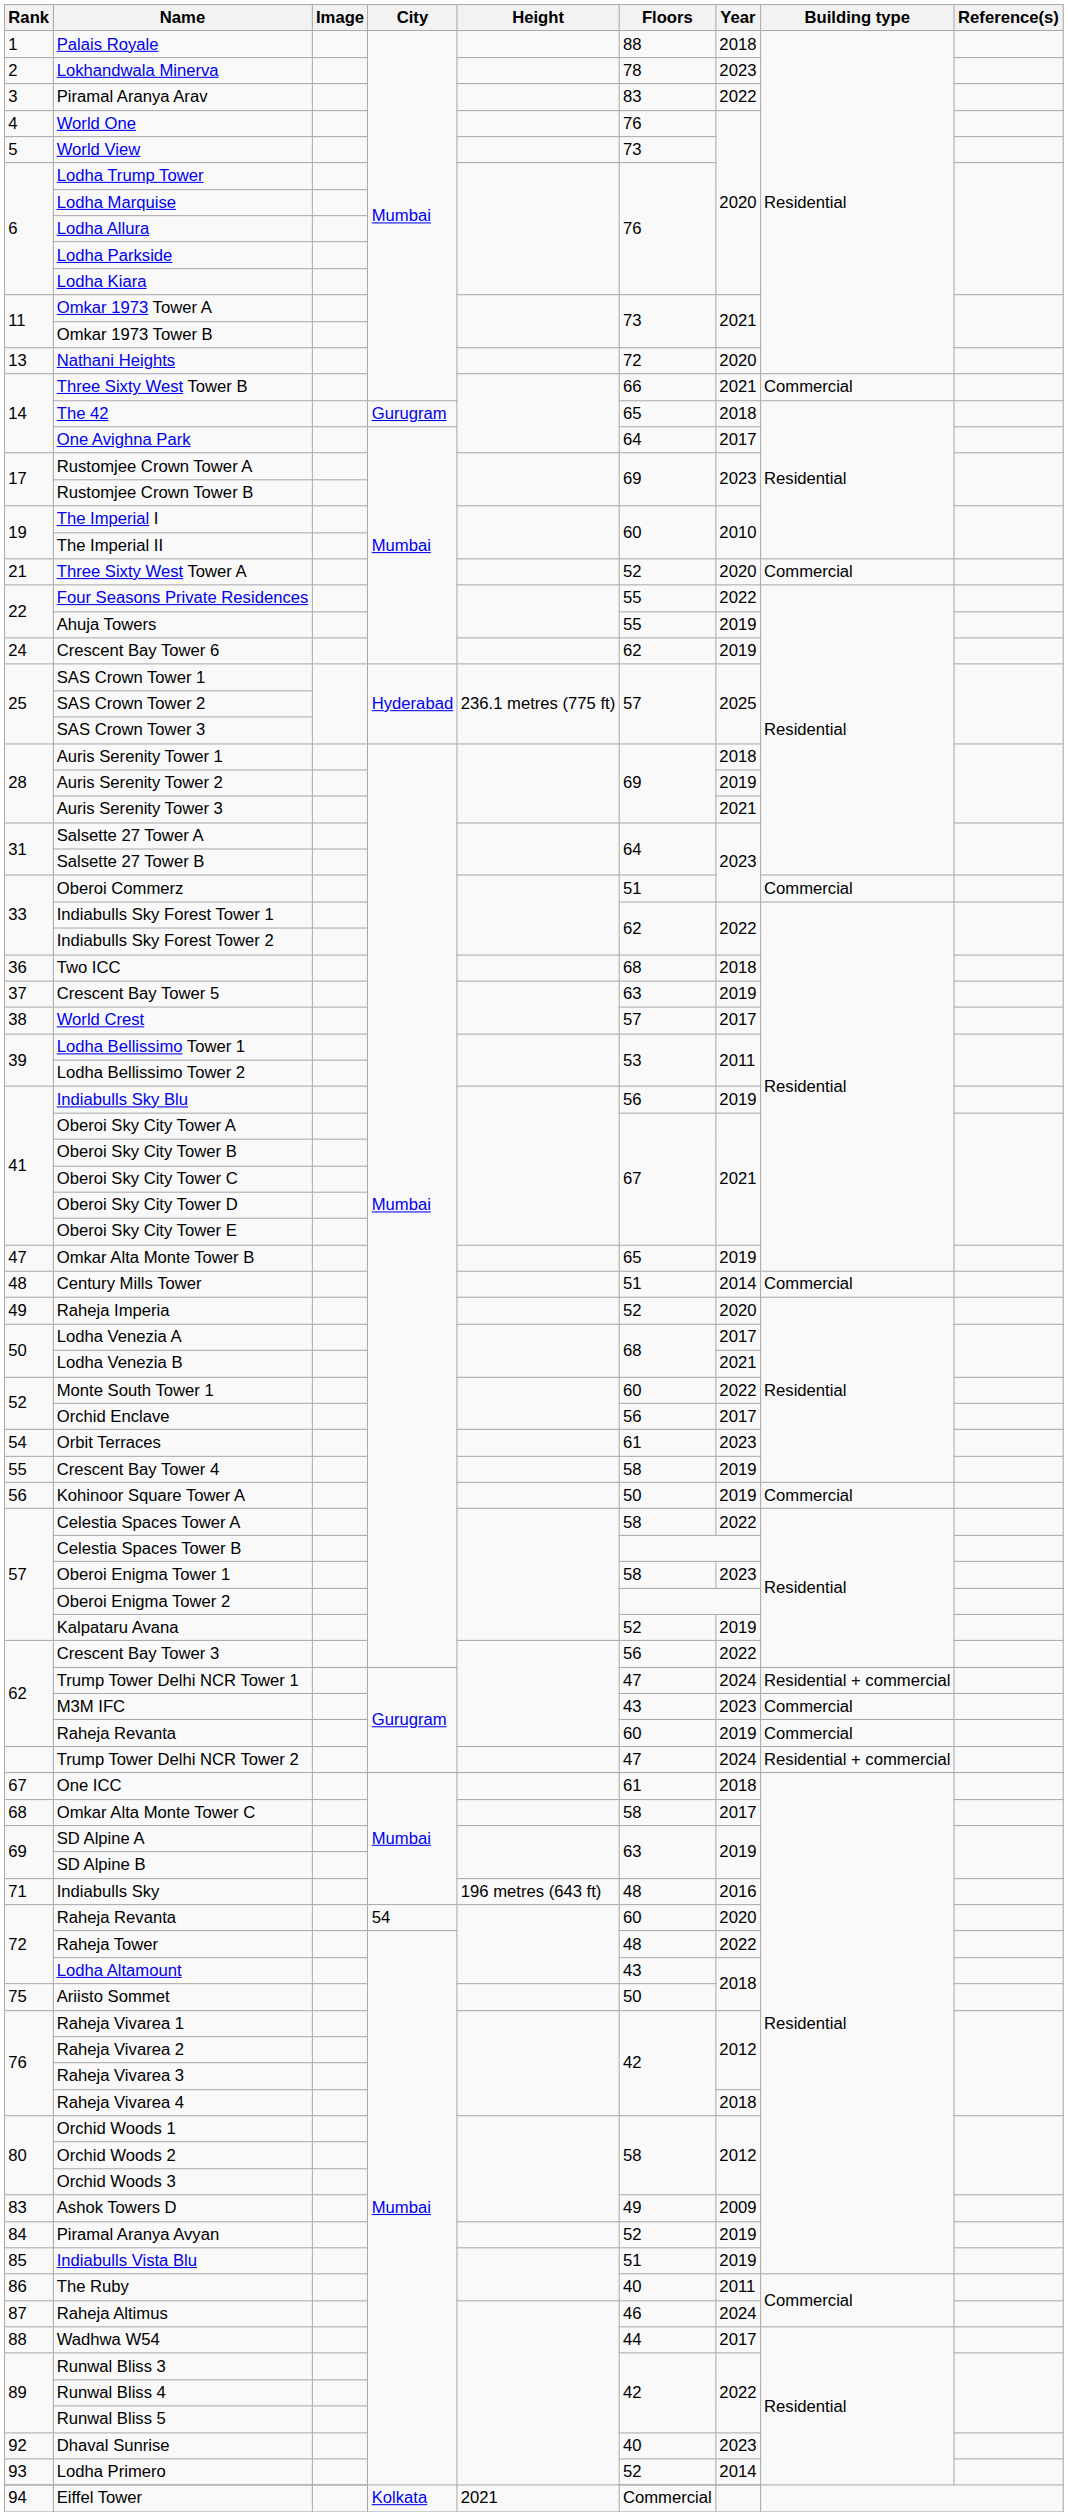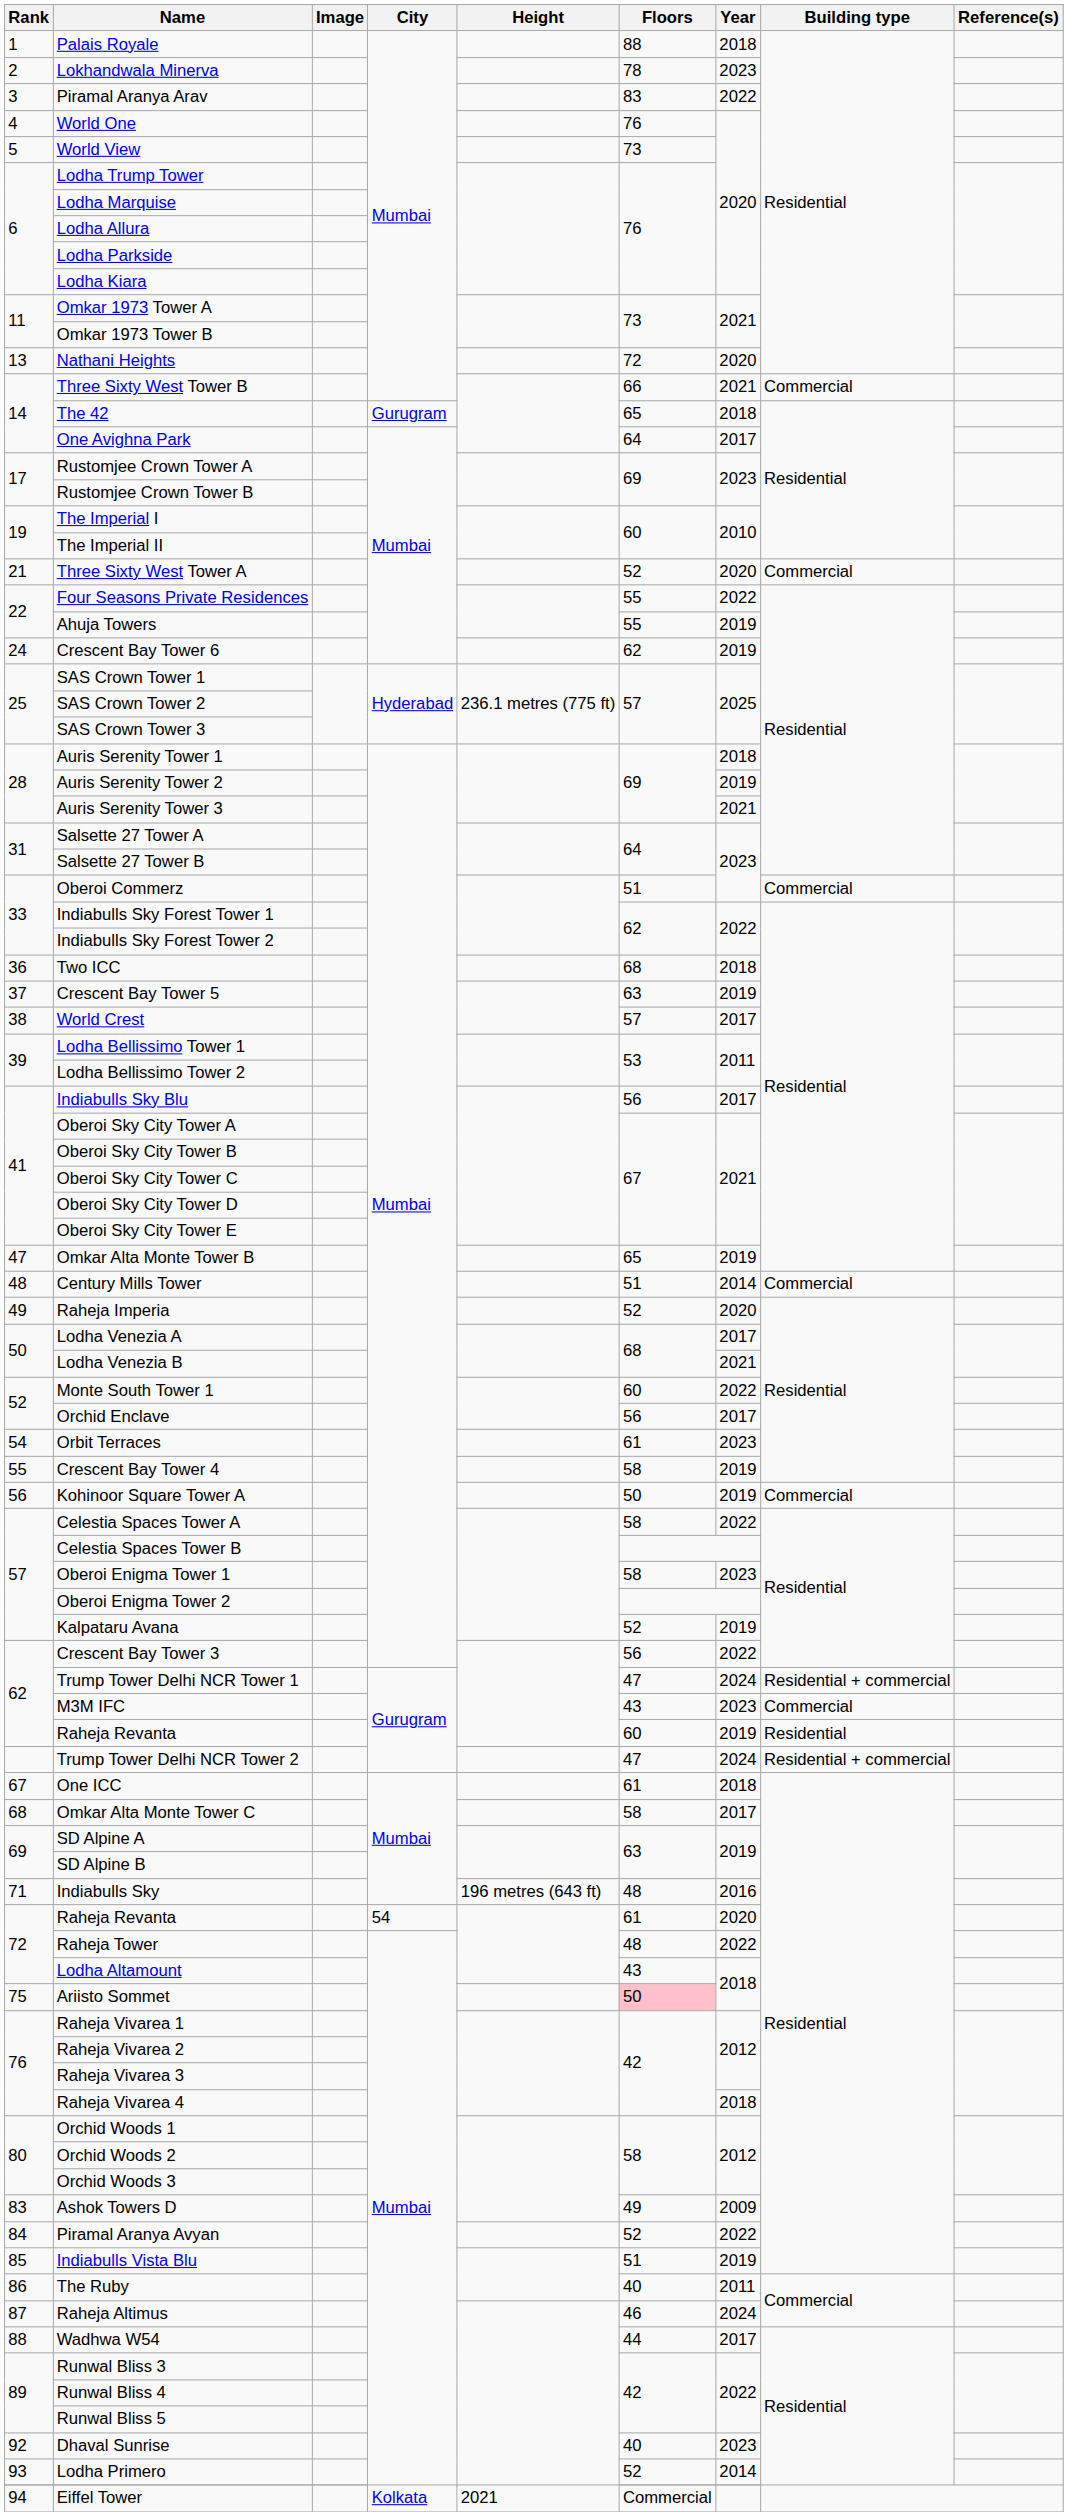(738, 1099) 2019 -> (738, 1099) 2017
(808, 1733) Commercial -> (805, 1733) Residential
(632, 1917) 60 -> (632, 1917) 61
(632, 1996) no background -> (632, 1996) pink background
(738, 2234) 2019 -> (738, 2234) 2022
